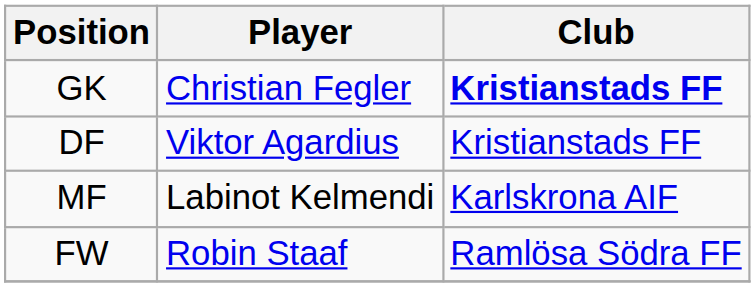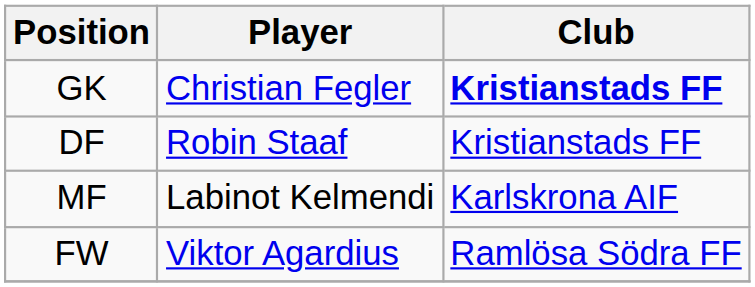(282, 142) Viktor Agardius -> (257, 142) Robin Staaf
(257, 253) Robin Staaf -> (282, 253) Viktor Agardius
